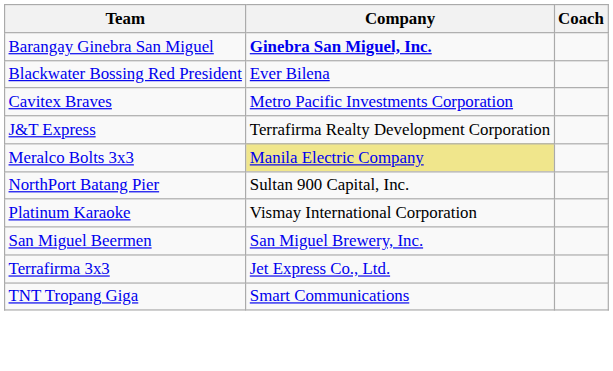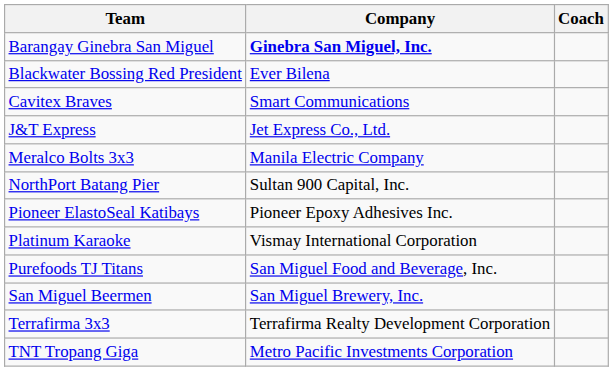(381, 102) Metro Pacific Investments Corporation -> (330, 102) Smart Communications
(400, 129) Terrafirma Realty Development Corporation -> (320, 129) Jet Express Co., Ltd.
(337, 157) khaki background -> (337, 157) no background
+ row: (104, 213)
+ row: (76, 268)
(320, 268) Jet Express Co., Ltd. -> (400, 324) Terrafirma Realty Development Corporation
(330, 296) Smart Communications -> (381, 352) Metro Pacific Investments Corporation
